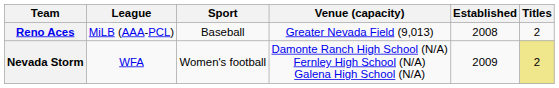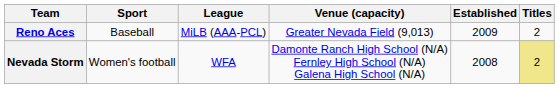columns swapped: (223, 14) <-> (132, 14)
(485, 32) 2008 -> (485, 32) 2009
(485, 62) 2009 -> (485, 62) 2008
